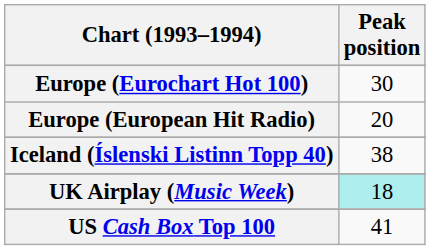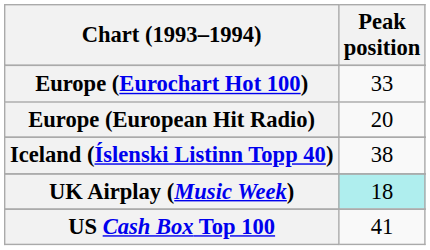(382, 83) 30 -> (382, 83) 33
